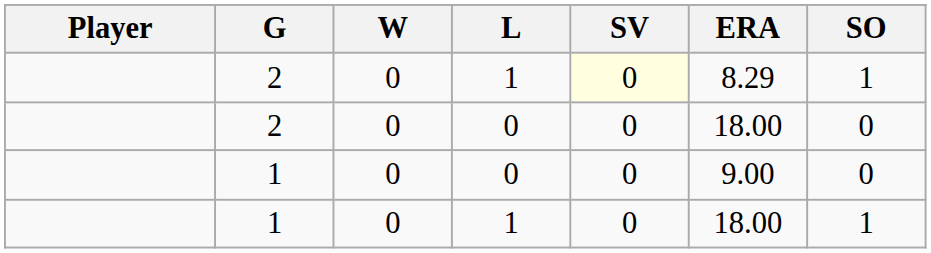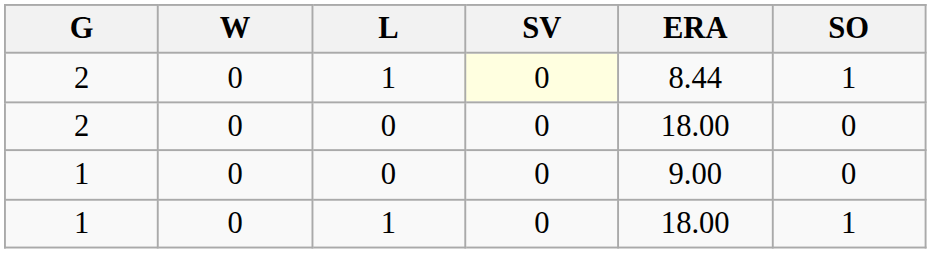- column: (110, 28)
(748, 77) 8.29 -> (695, 77) 8.44
